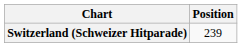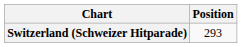(213, 33) 239 -> (213, 33) 293
